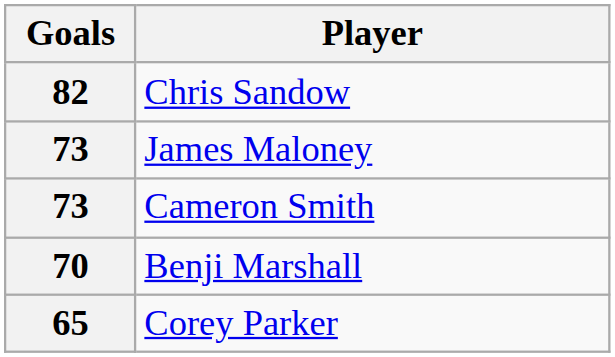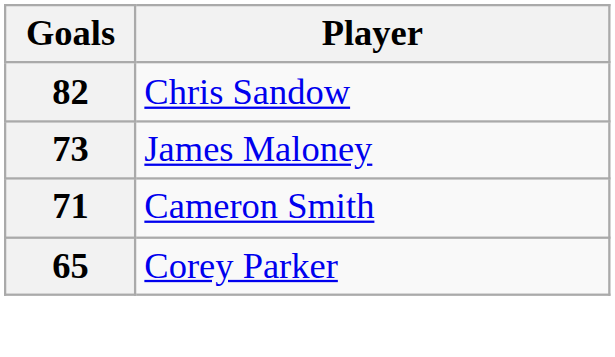(71, 206) 73 -> (71, 206) 71
- row: (253, 264)
